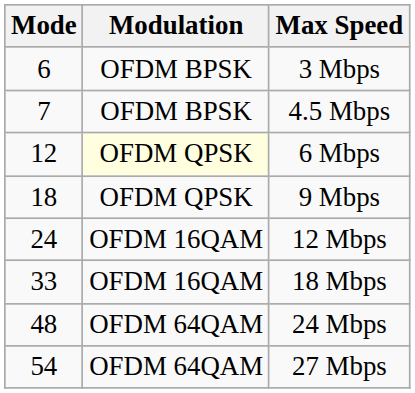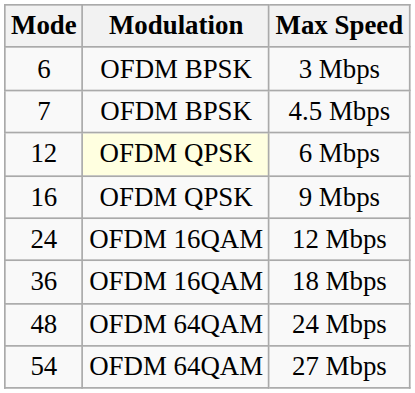(44, 196) 18 -> (44, 196) 16
(44, 281) 33 -> (44, 281) 36
